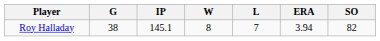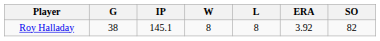(256, 28) 7 -> (256, 28) 8
(304, 28) 3.94 -> (304, 28) 3.92
